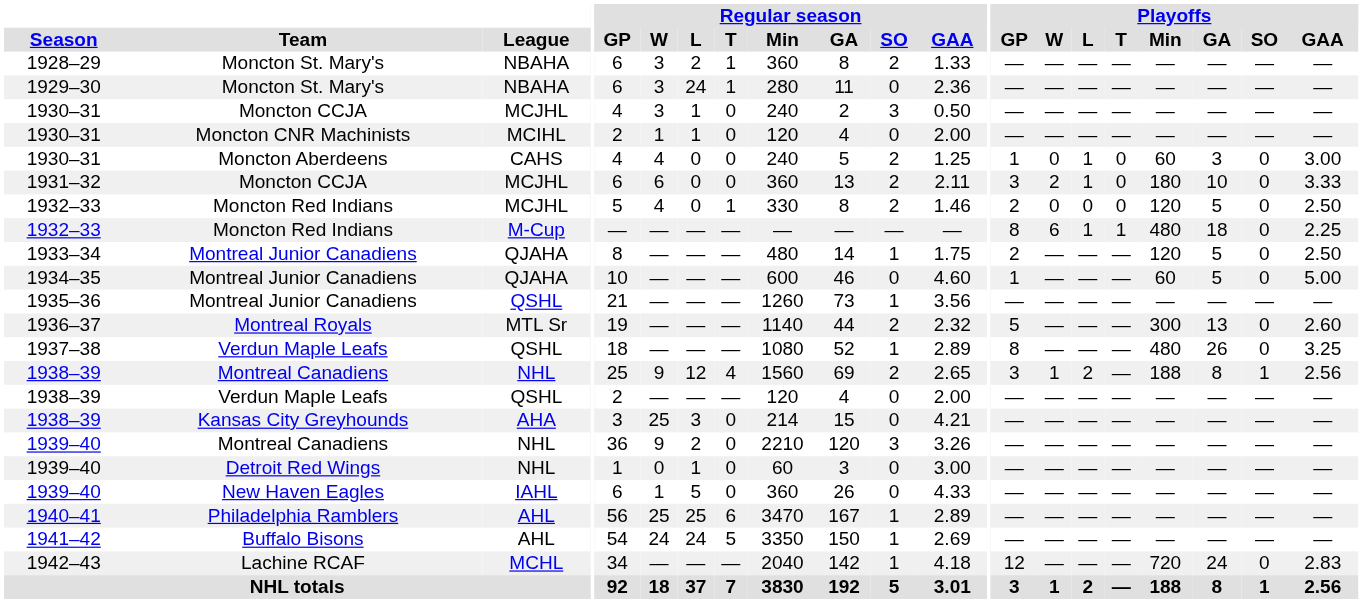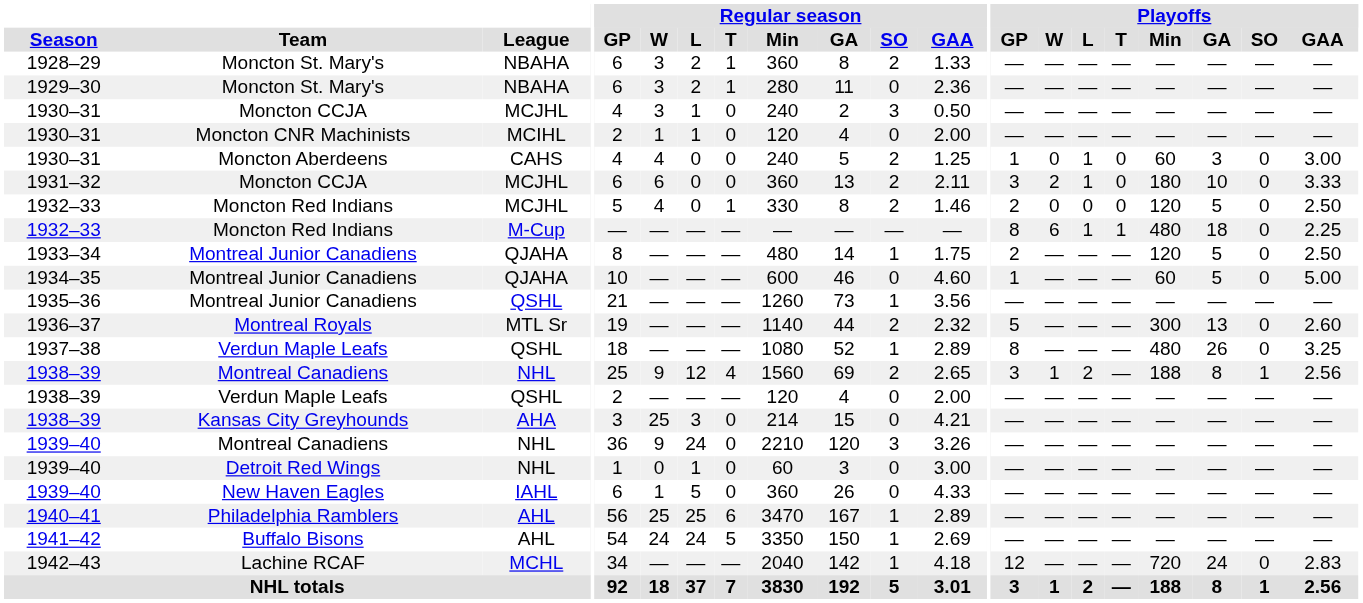(696, 87) 24 -> (696, 87) 2
(696, 444) 2 -> (696, 444) 24
